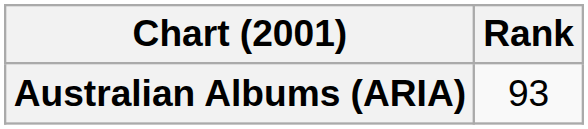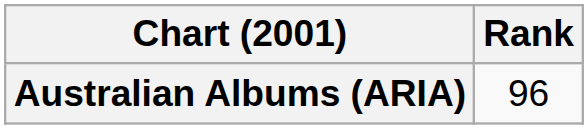(529, 92) 93 -> (529, 92) 96
